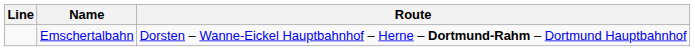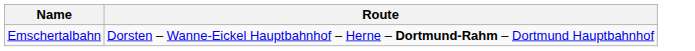- column: (21, 14)
